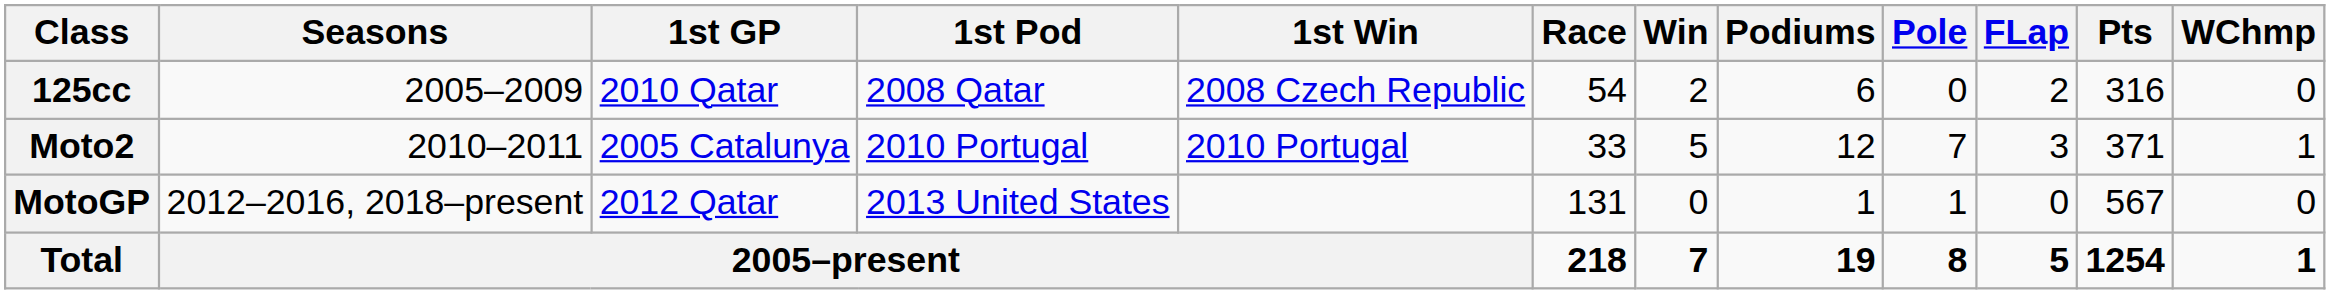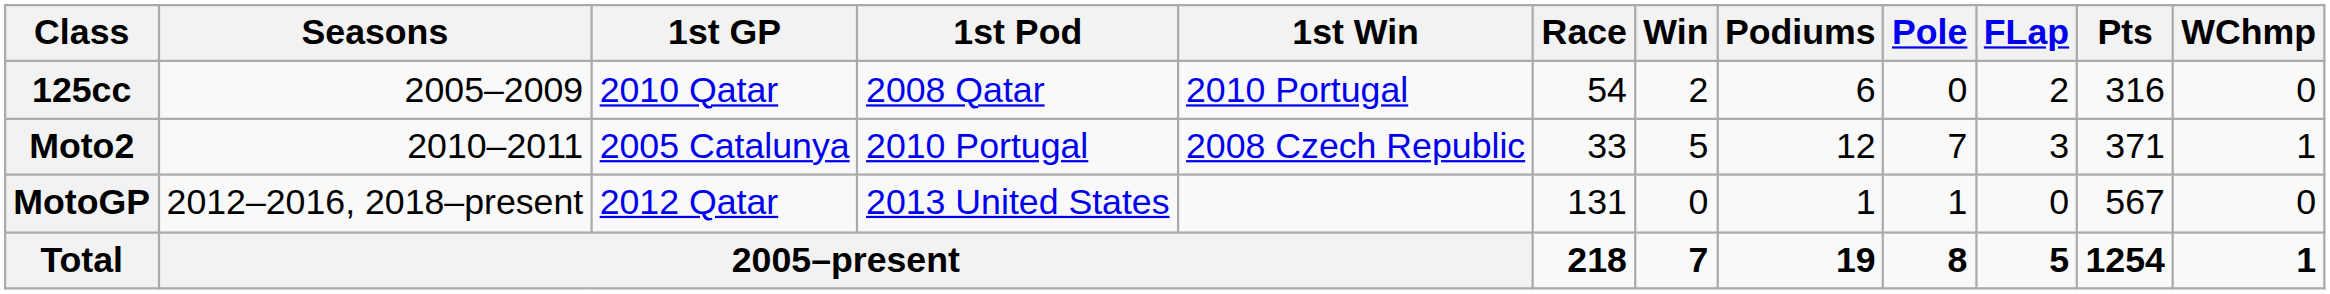(1356, 89) 2008 Czech Republic -> (1297, 89) 2010 Portugal
(1297, 145) 2010 Portugal -> (1356, 145) 2008 Czech Republic
